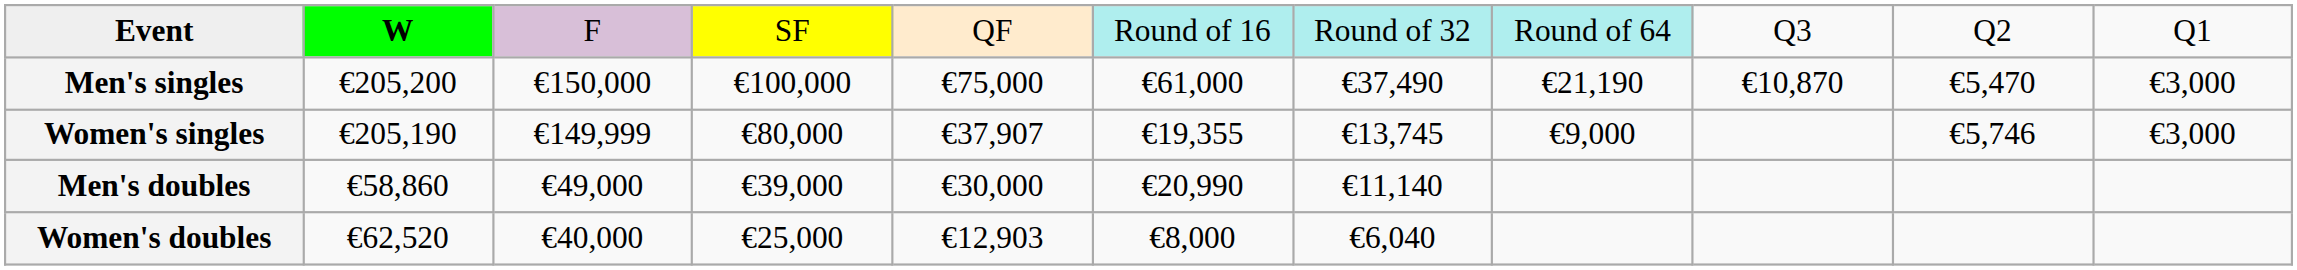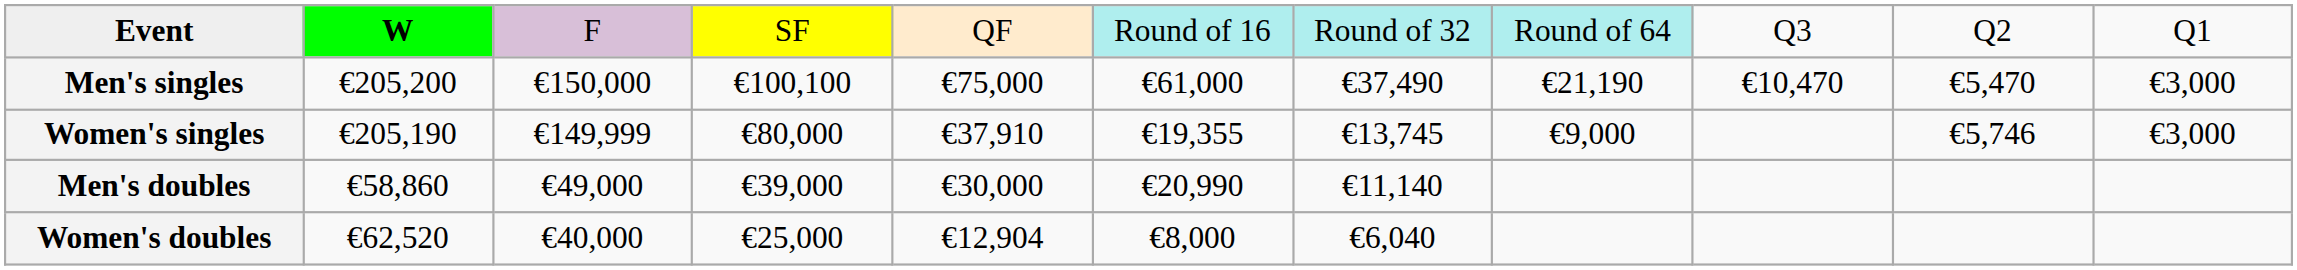(792, 82) €100,000 -> (792, 82) €100,100
(1792, 82) €10,870 -> (1792, 82) €10,470
(992, 134) €37,907 -> (992, 134) €37,910
(992, 237) €12,903 -> (992, 237) €12,904
